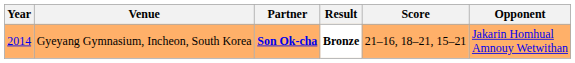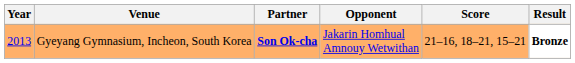columns swapped: (520, 14) <-> (341, 14)
(19, 41) 2014 -> (19, 41) 2013
